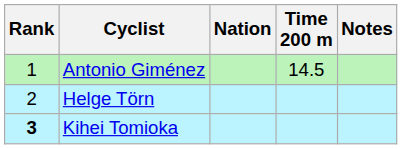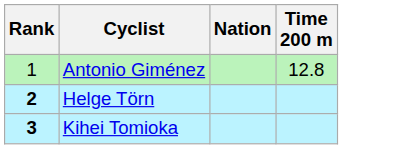- column: (367, 29)
(306, 69) 14.5 -> (306, 69) 12.8
(32, 98) normal -> (32, 98) bold
